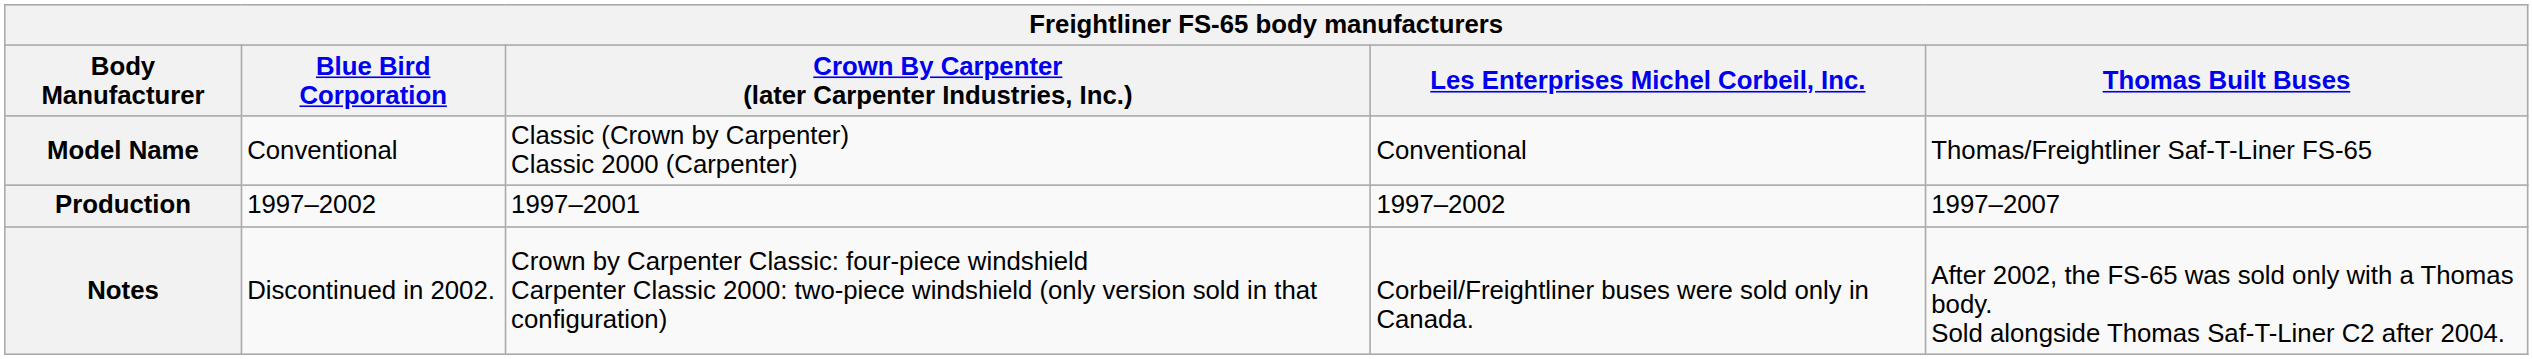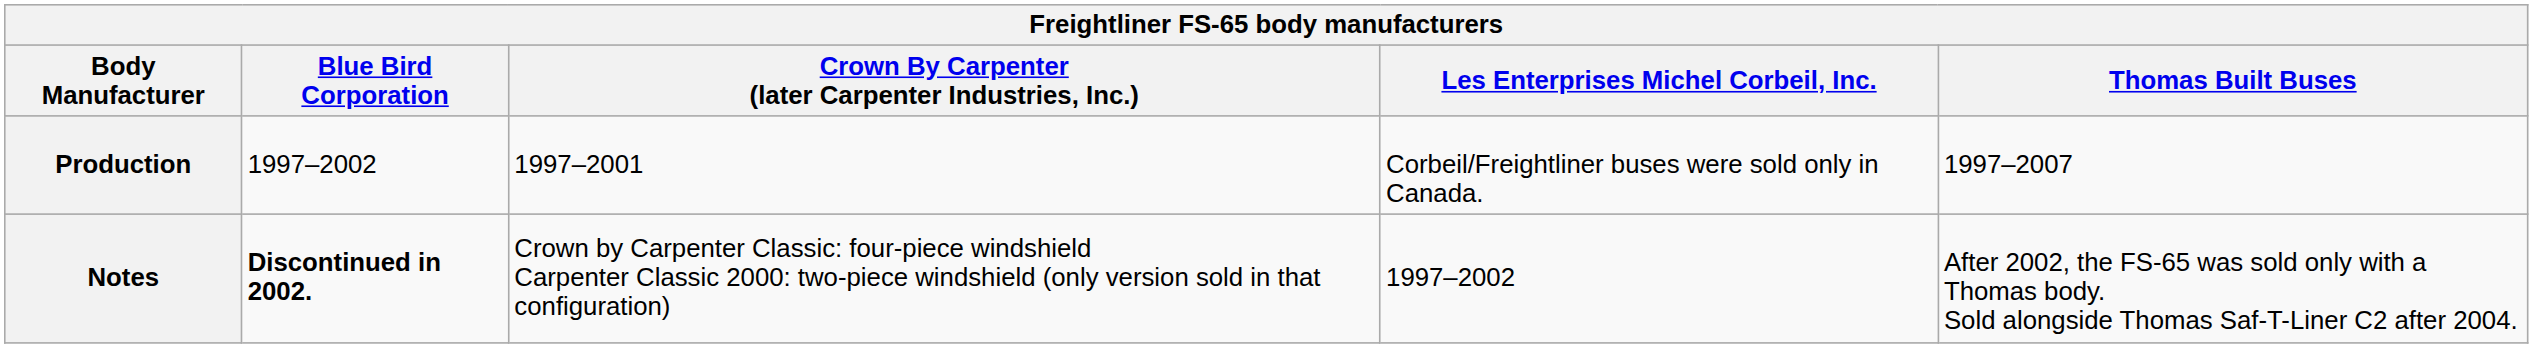- row: (123, 150)
(1441, 205) 1997–2002 -> (1632, 179) Corbeil/Freightliner buses were sold only in Canada.
(371, 289) normal -> (344, 277) bold
(1623, 304) Corbeil/Freightliner buses were sold only in Canada. -> (1451, 277) 1997–2002
